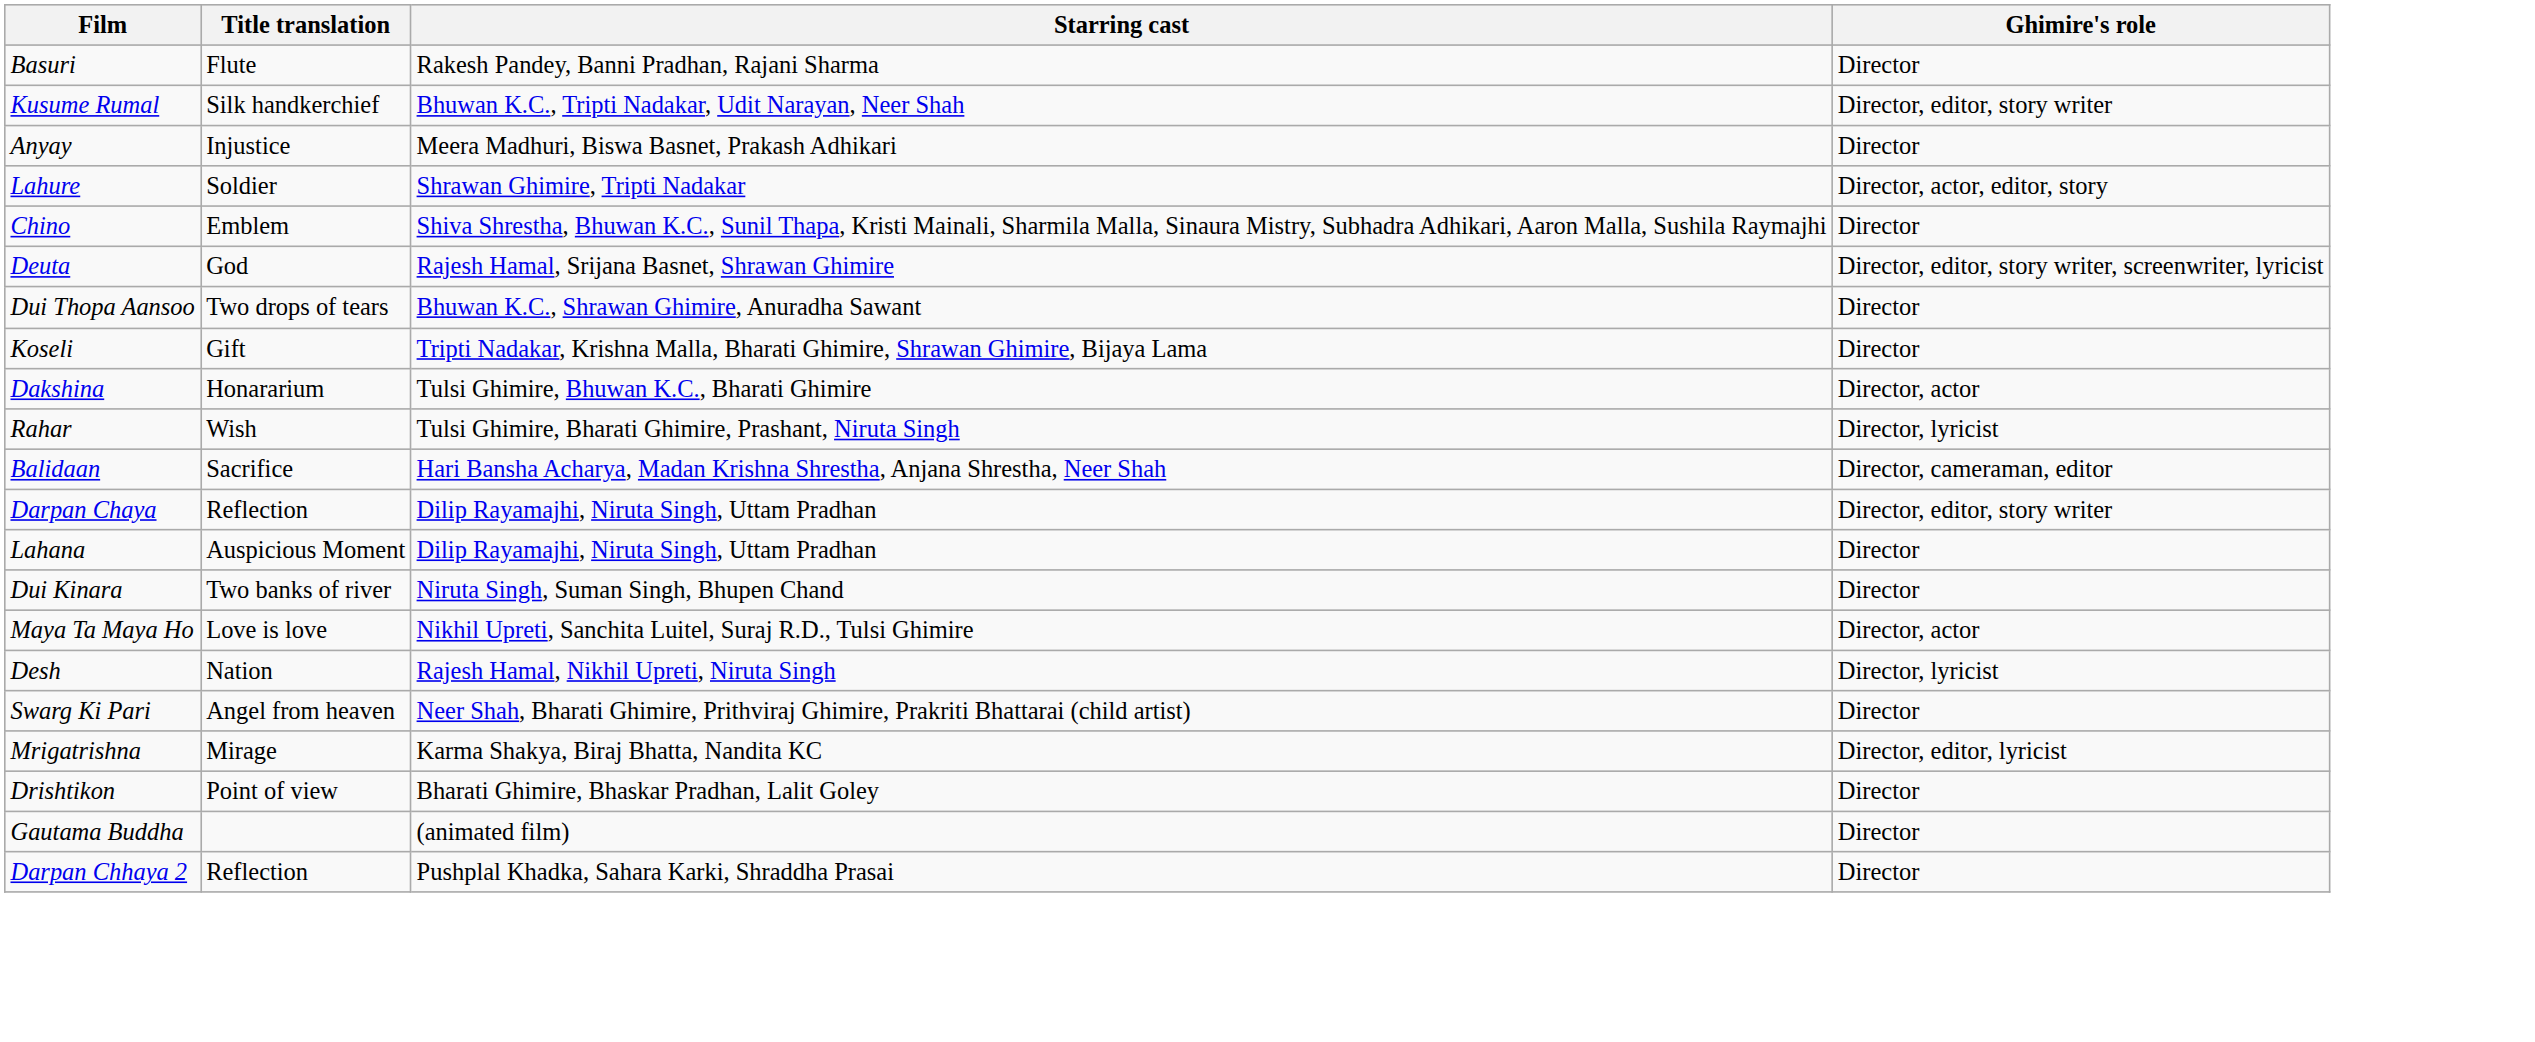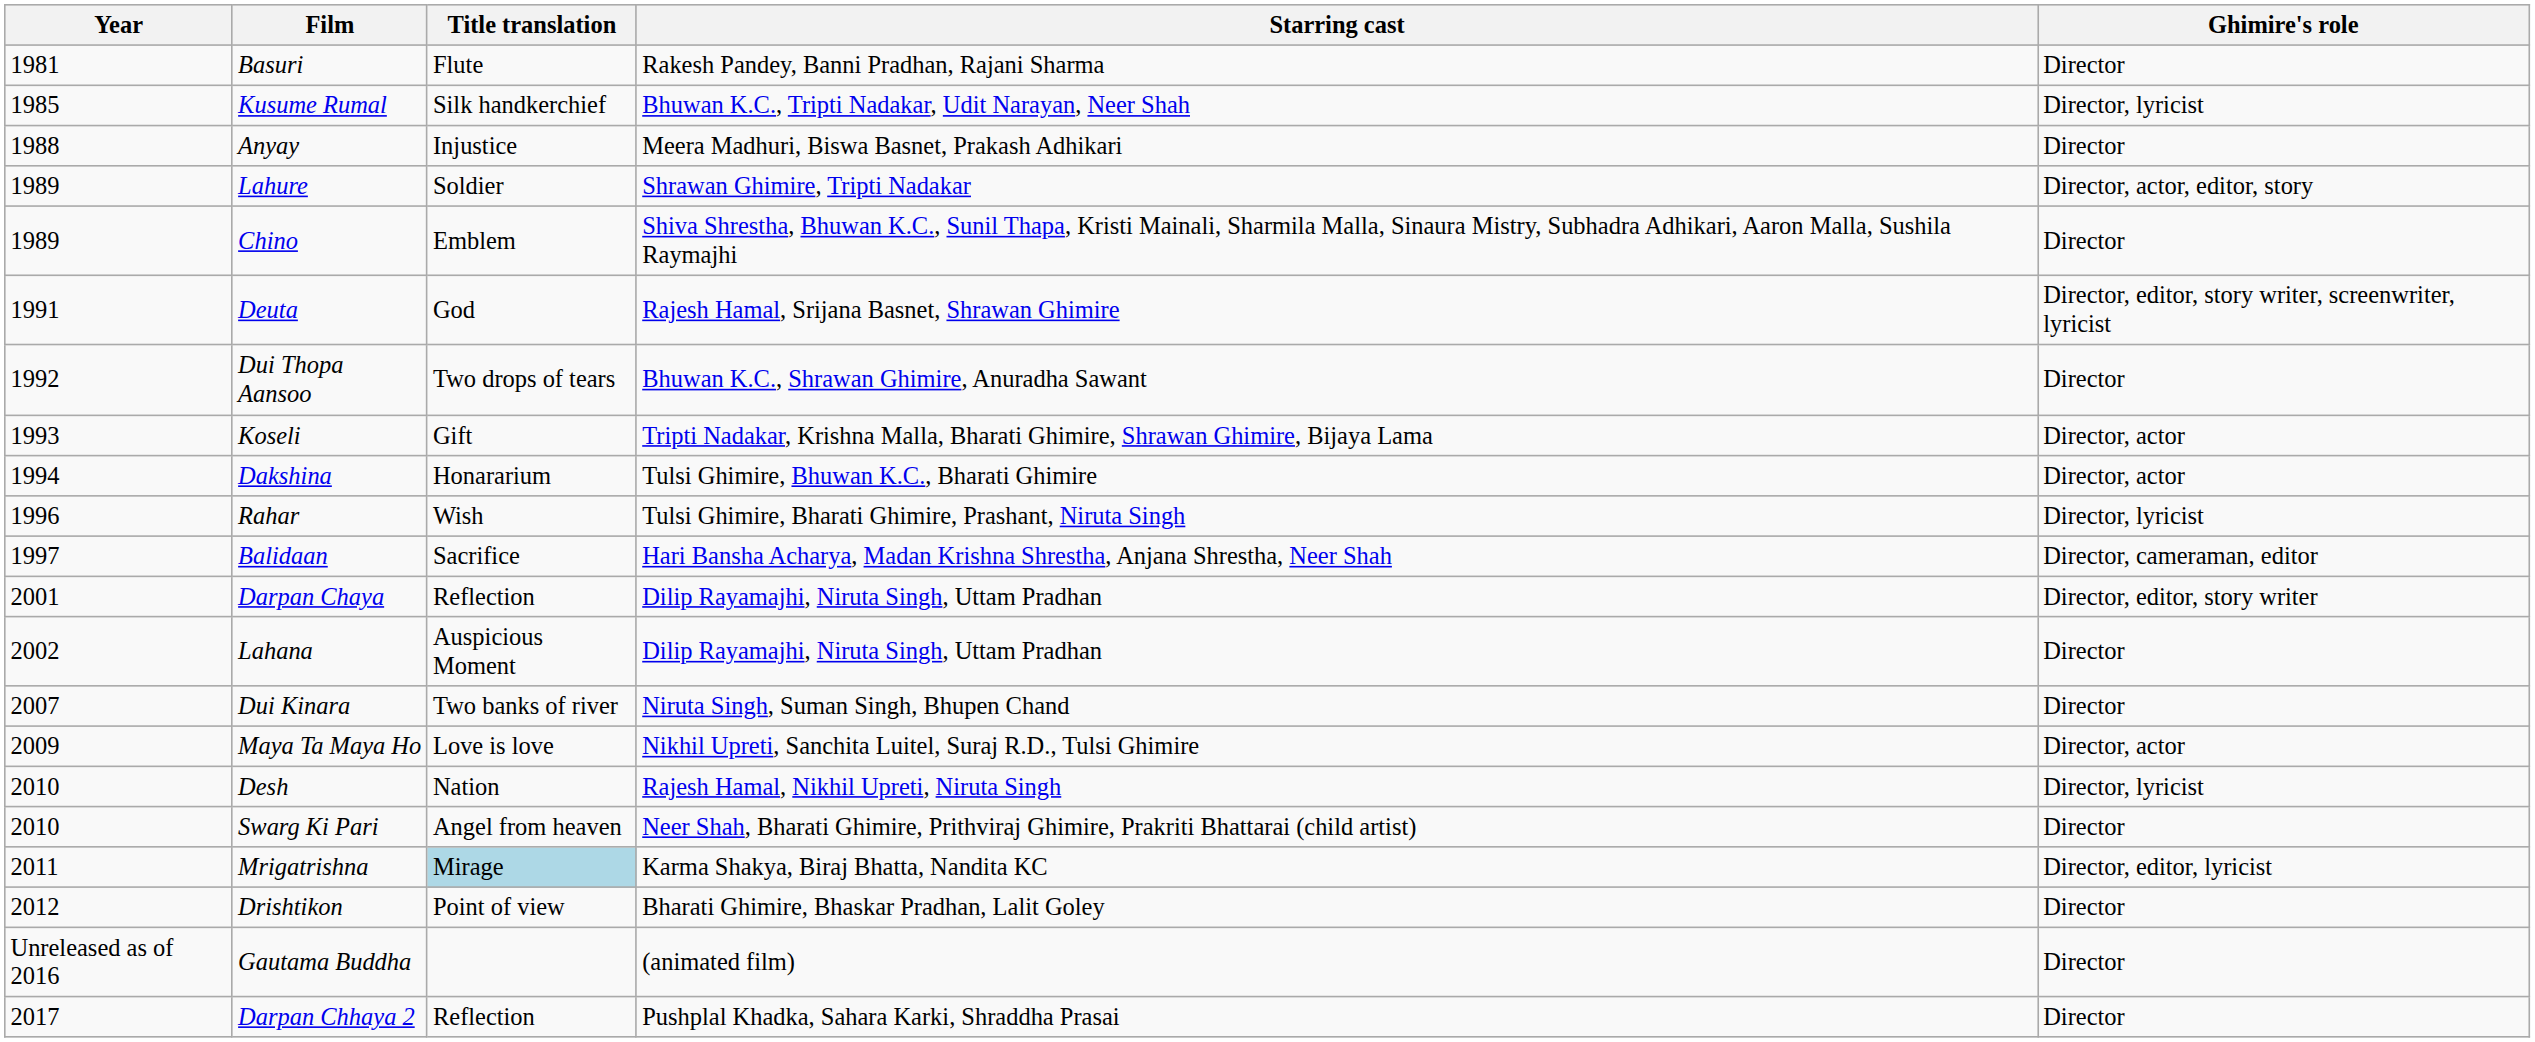+ column: (119, 24)
(1975, 105) Director, editor, story writer -> (2124, 105) Director, lyricist
(1879, 347) Director -> (2114, 434) Director, actor
(242, 751) no background -> (468, 867) lightblue background
